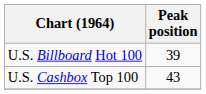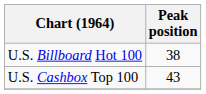(173, 54) 39 -> (173, 54) 38
